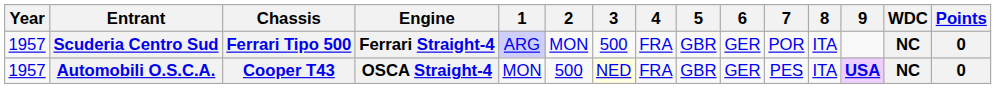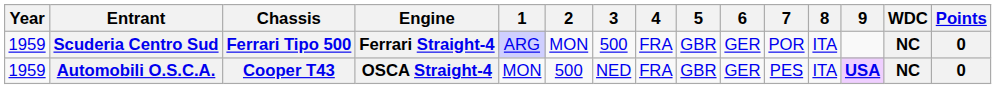(27, 45) 1957 -> (27, 45) 1959
(27, 71) 1957 -> (27, 71) 1959
(614, 71) lightyellow background -> (614, 71) no background
